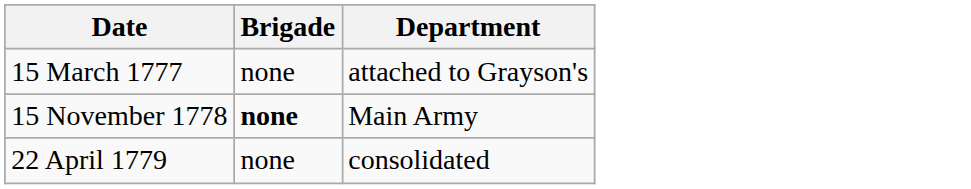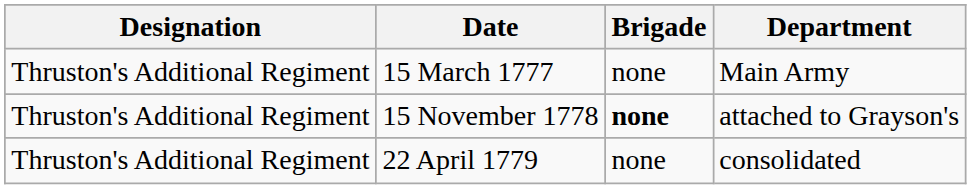+ column: (190, 26)
(468, 71) attached to Grayson's -> (784, 71) Main Army
(413, 115) Main Army -> (839, 115) attached to Grayson's
